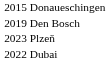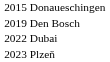rows swapped: (31, 54) <-> (30, 38)
